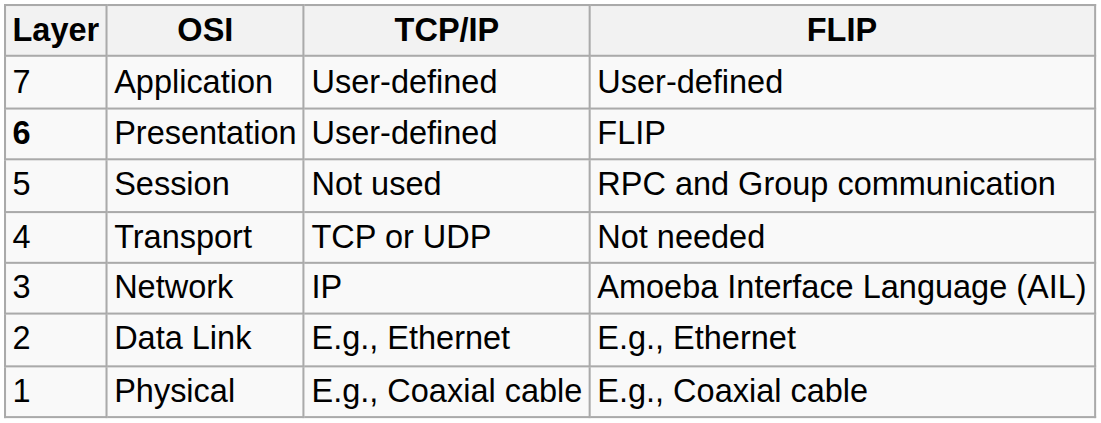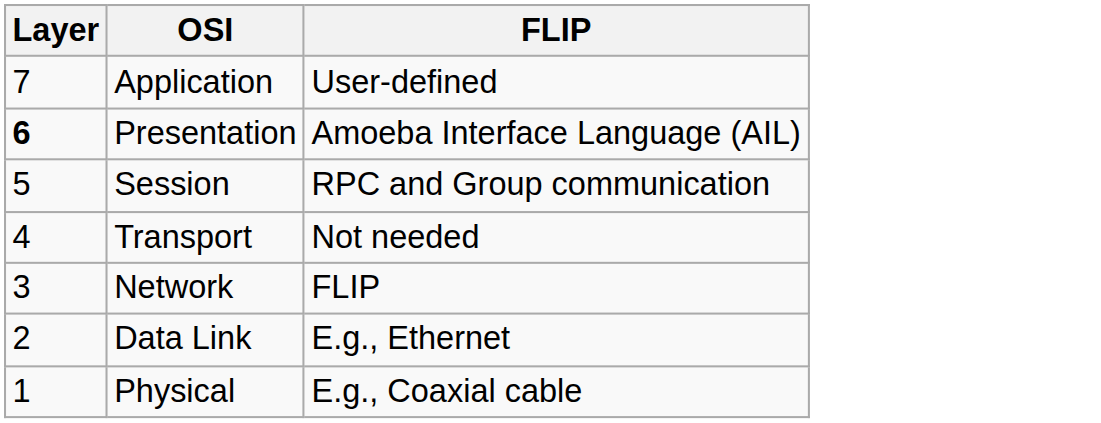- column: (447, 30)
(632, 133) FLIP -> (556, 133) Amoeba Interface Language (AIL)
(842, 287) Amoeba Interface Language (AIL) -> (346, 287) FLIP
